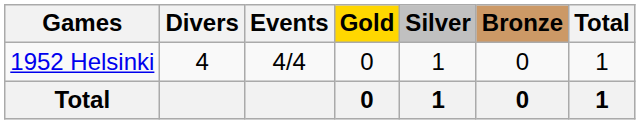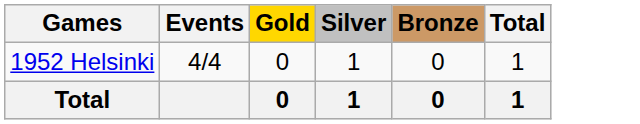- column: (202, 23)
